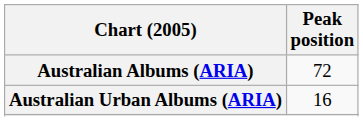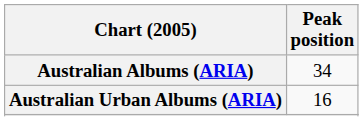(322, 70) 72 -> (322, 70) 34
